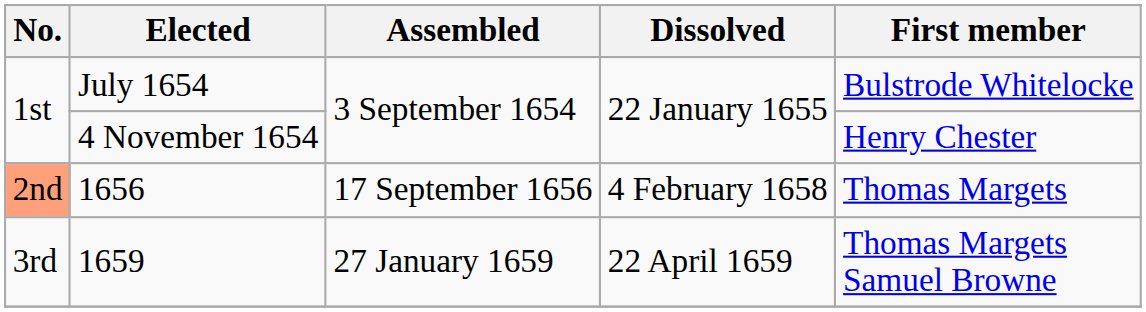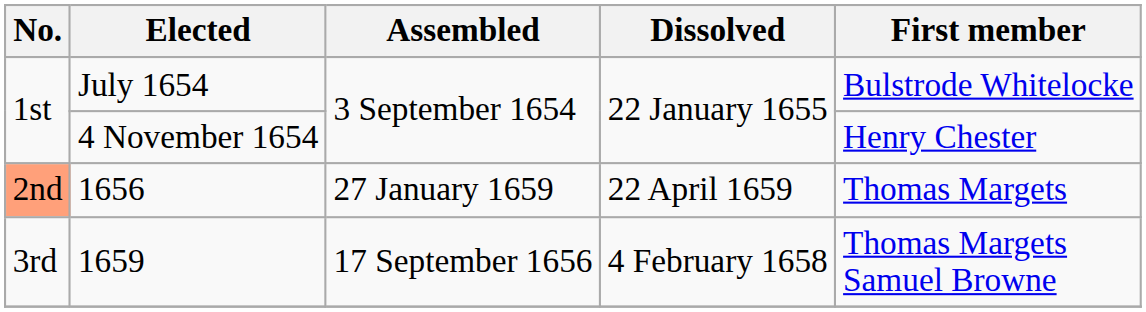(463, 189) 17 September 1656 -> (444, 189) 27 January 1659
(718, 189) 4 February 1658 -> (700, 189) 22 April 1659
(444, 260) 27 January 1659 -> (463, 260) 17 September 1656
(700, 260) 22 April 1659 -> (718, 260) 4 February 1658
